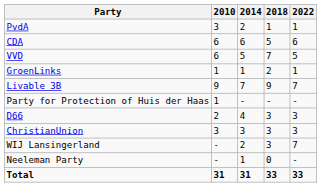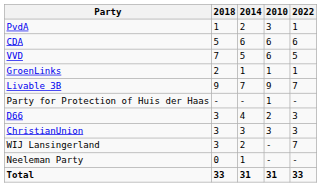columns swapped: (225, 12) <-> (277, 12)
